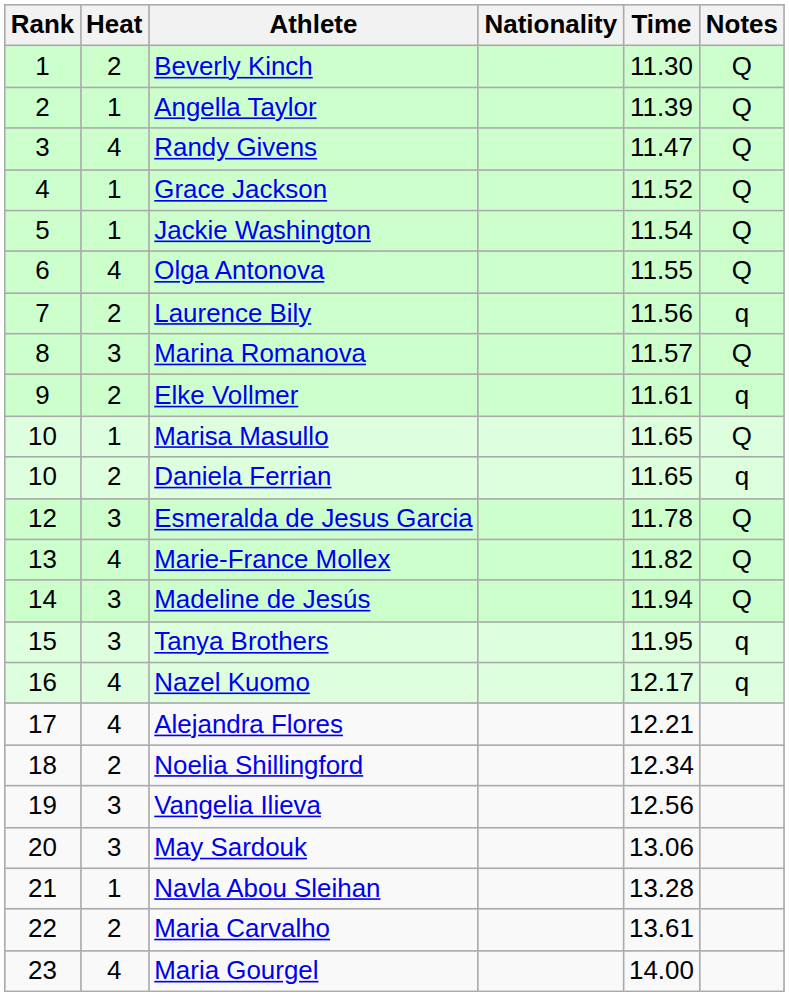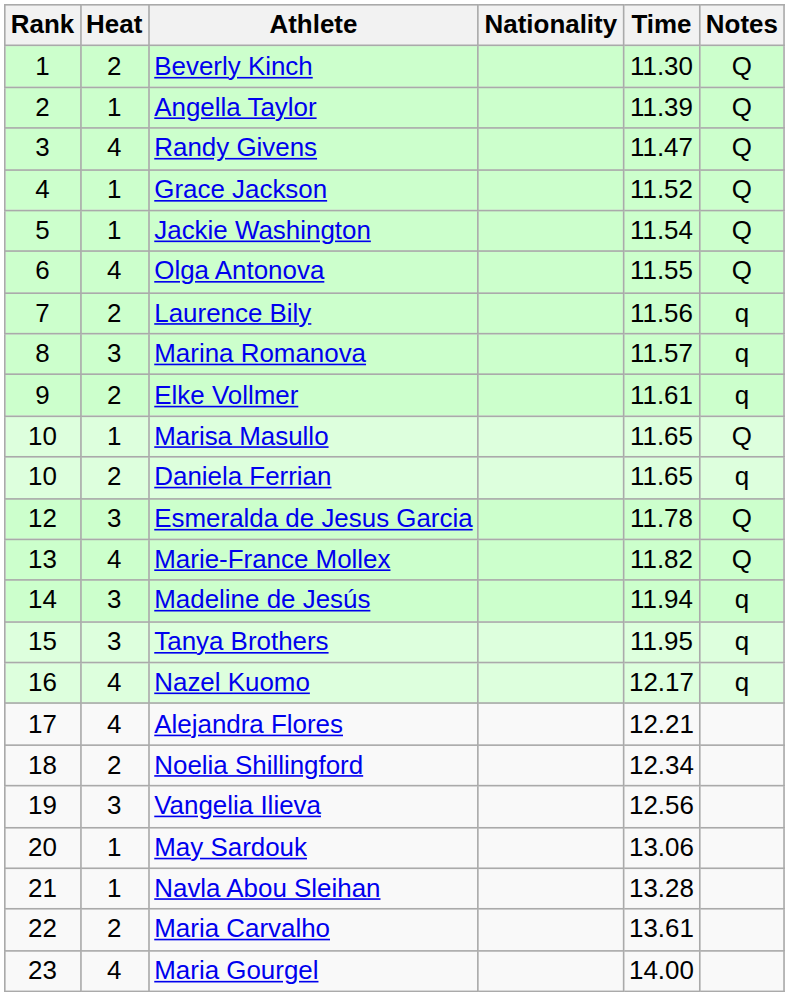(742, 353) Q -> (742, 353) q
(742, 600) Q -> (742, 600) q
(114, 847) 3 -> (114, 847) 1
